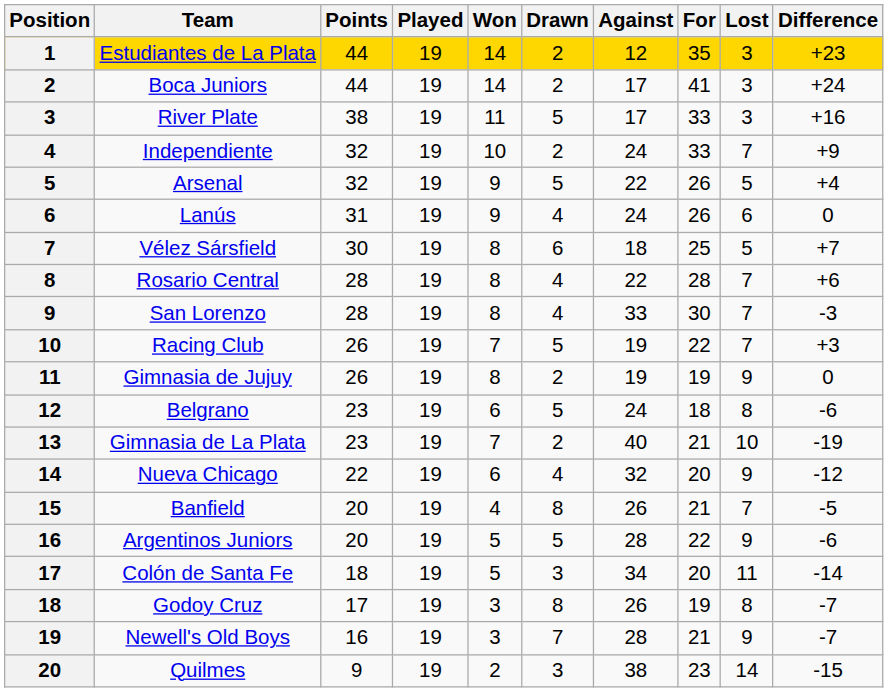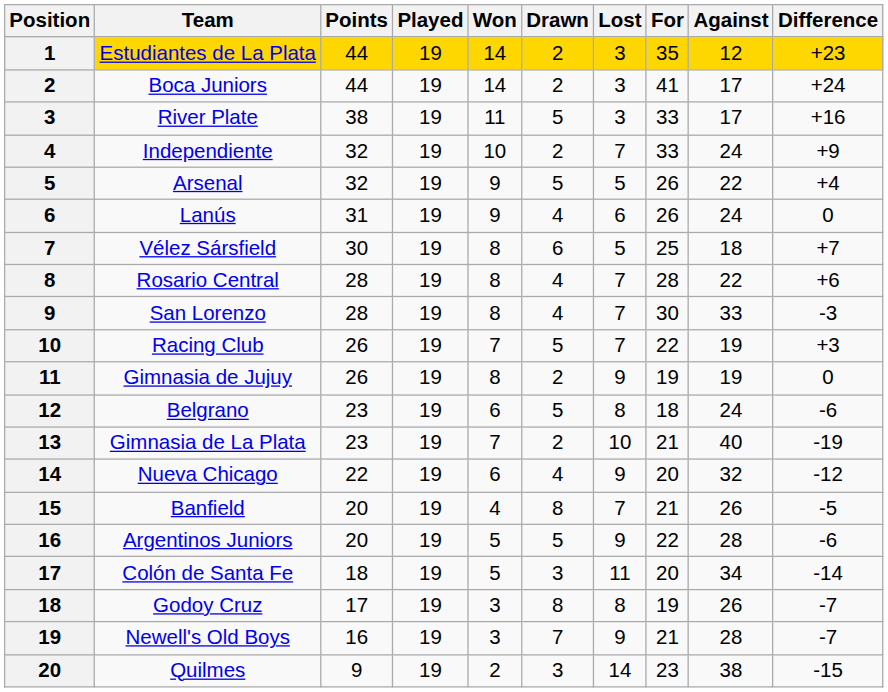columns swapped: (747, 20) <-> (636, 20)
